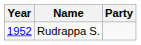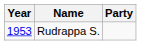(19, 31) 1952 -> (19, 31) 1953
